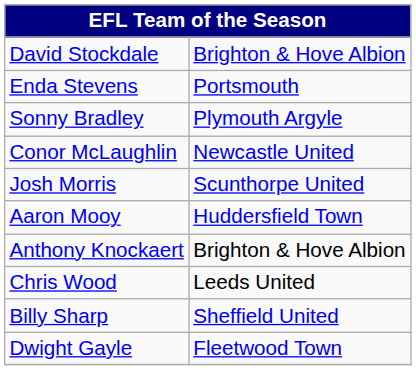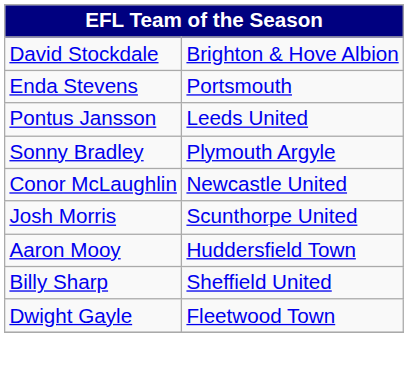+ row: (83, 119)
- row: (97, 250)
- row: (63, 282)
